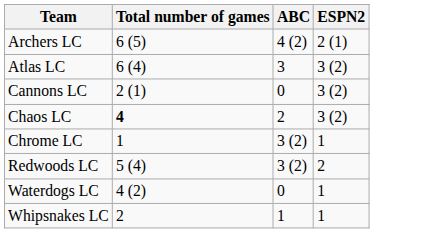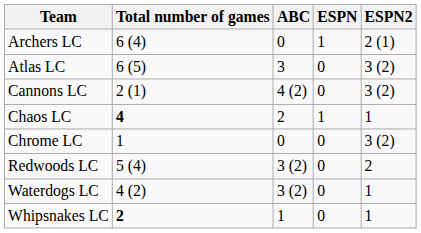+ column: (337, 16)
(131, 41) 6 (5) -> (131, 41) 6 (4)
(292, 41) 4 (2) -> (281, 41) 0
(131, 66) 6 (4) -> (131, 66) 6 (5)
(281, 91) 0 -> (292, 91) 4 (2)
(332, 116) 3 (2) -> (368, 116) 1
(292, 141) 3 (2) -> (281, 141) 0
(321, 141) 1 -> (380, 141) 3 (2)
(281, 191) 0 -> (292, 191) 3 (2)
(120, 215) normal -> (120, 215) bold
